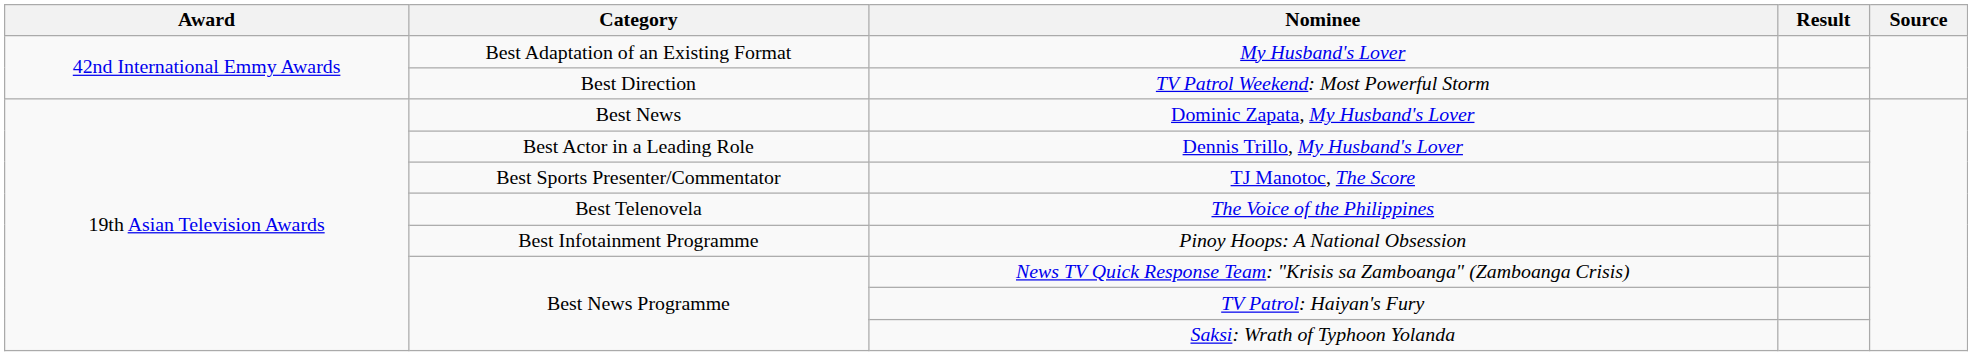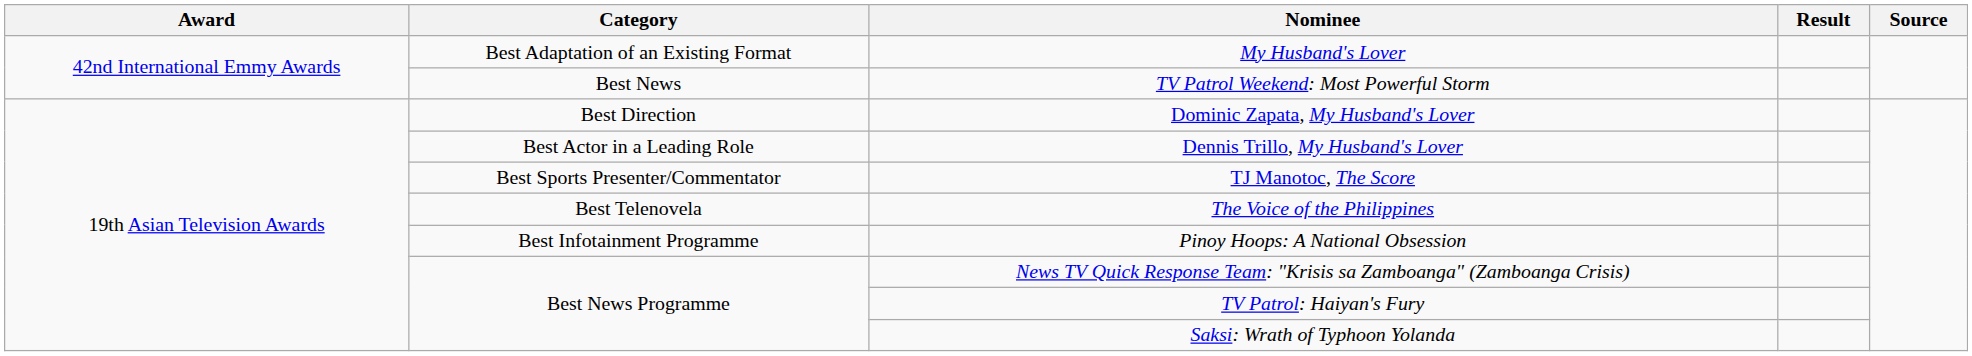(638, 83) Best Direction -> (638, 83) Best News
(638, 114) Best News -> (638, 114) Best Direction
